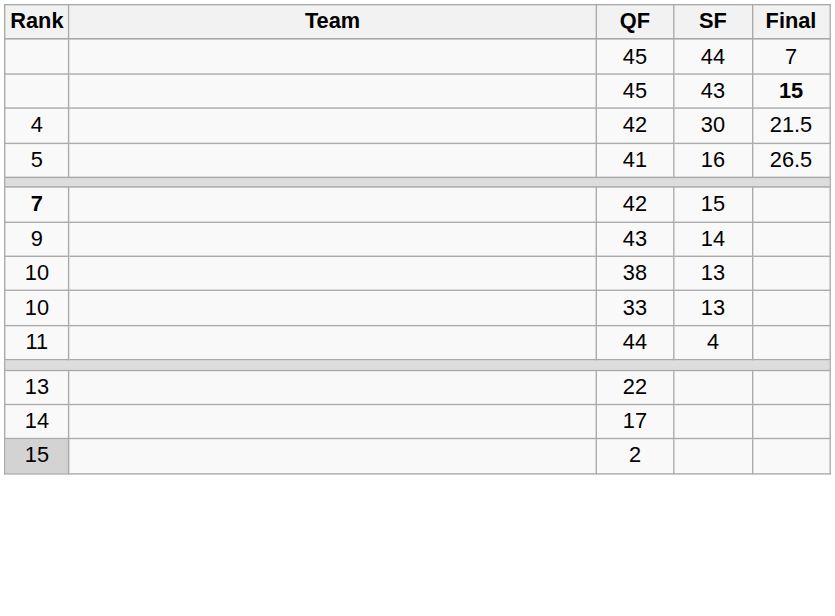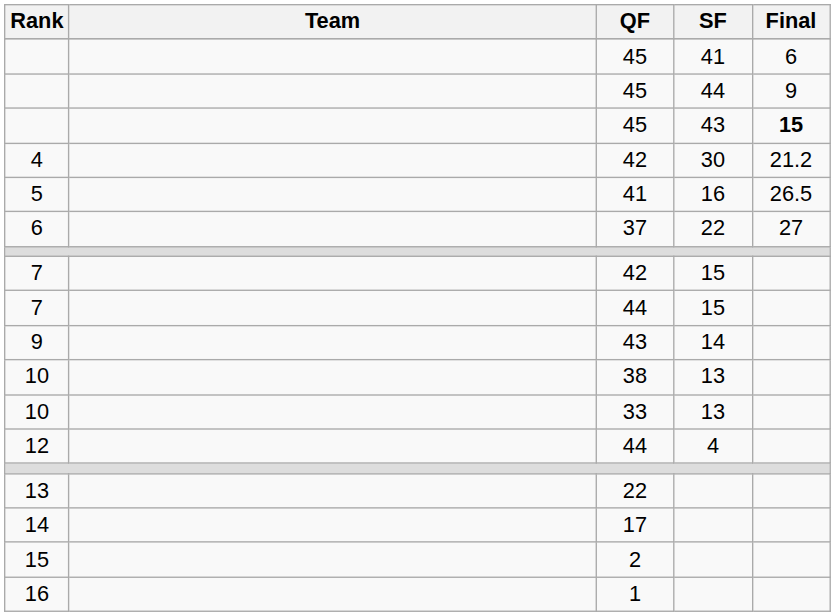+ row: (635, 56)
(791, 56) 7 -> (791, 90) 9
(791, 125) 21.5 -> (791, 159) 21.2
+ row: (635, 228)
(37, 204) bold -> (37, 273) normal
+ row: (635, 307)
(37, 342) 11 -> (37, 445) 12
(37, 455) lightgrey background -> (37, 559) no background
+ row: (635, 593)
